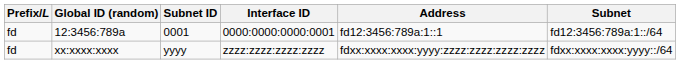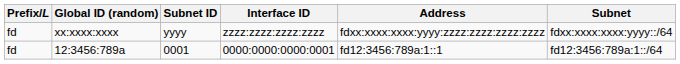rows swapped: (87, 50) <-> (90, 31)
